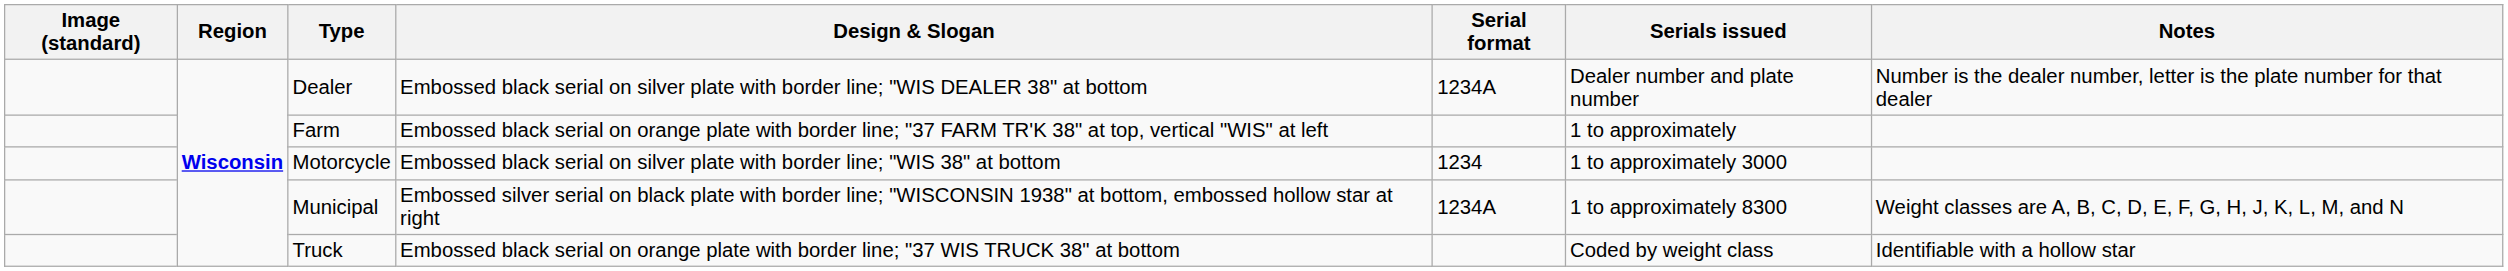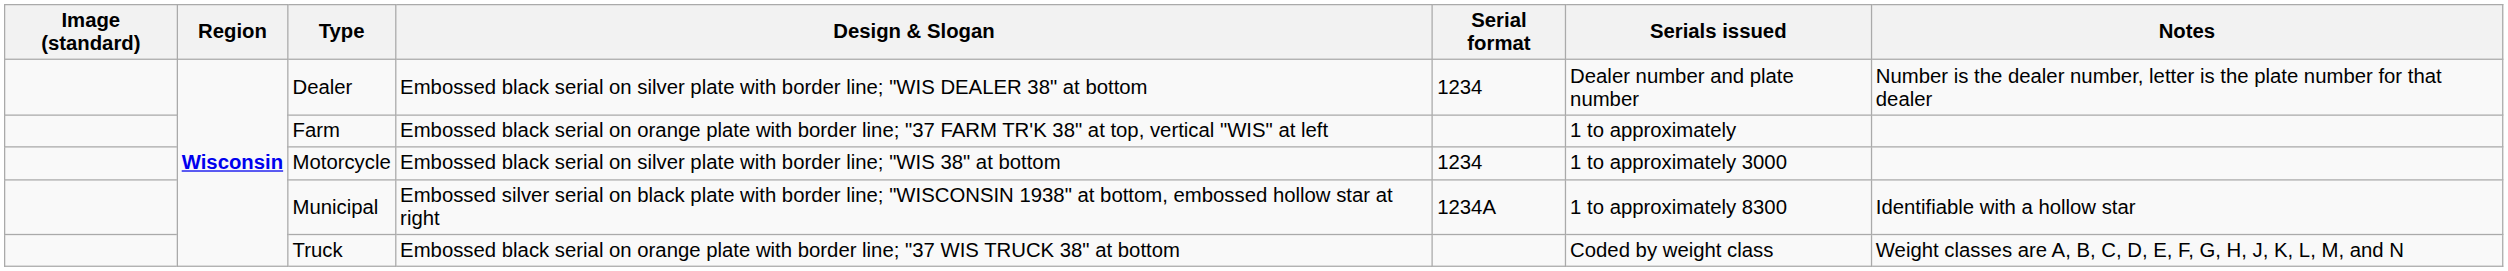(1467, 87) 1234A -> (1460, 87) 1234
(2140, 206) Weight classes are A, B, C, D, E, F, G, H, J, K, L, M, and N -> (2006, 206) Identifiable with a hollow star
(2006, 250) Identifiable with a hollow star -> (2140, 250) Weight classes are A, B, C, D, E, F, G, H, J, K, L, M, and N
